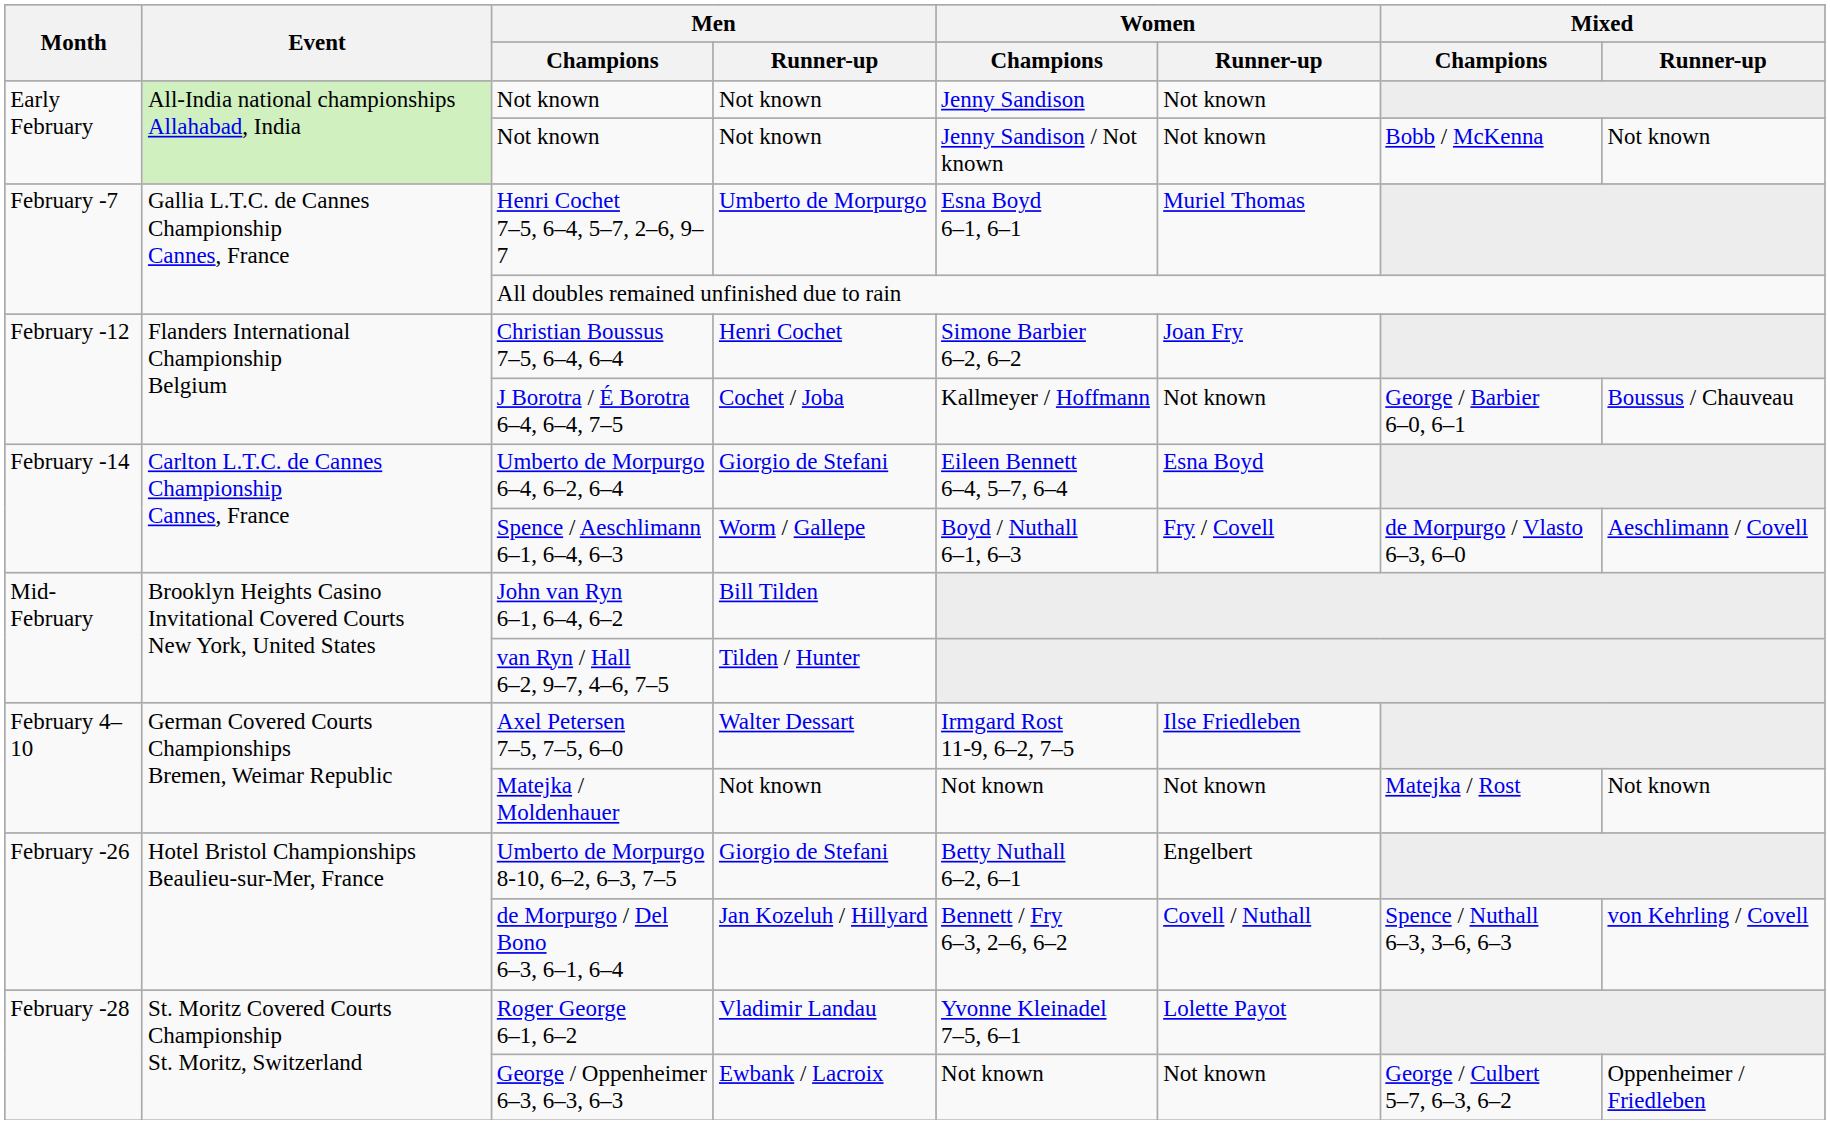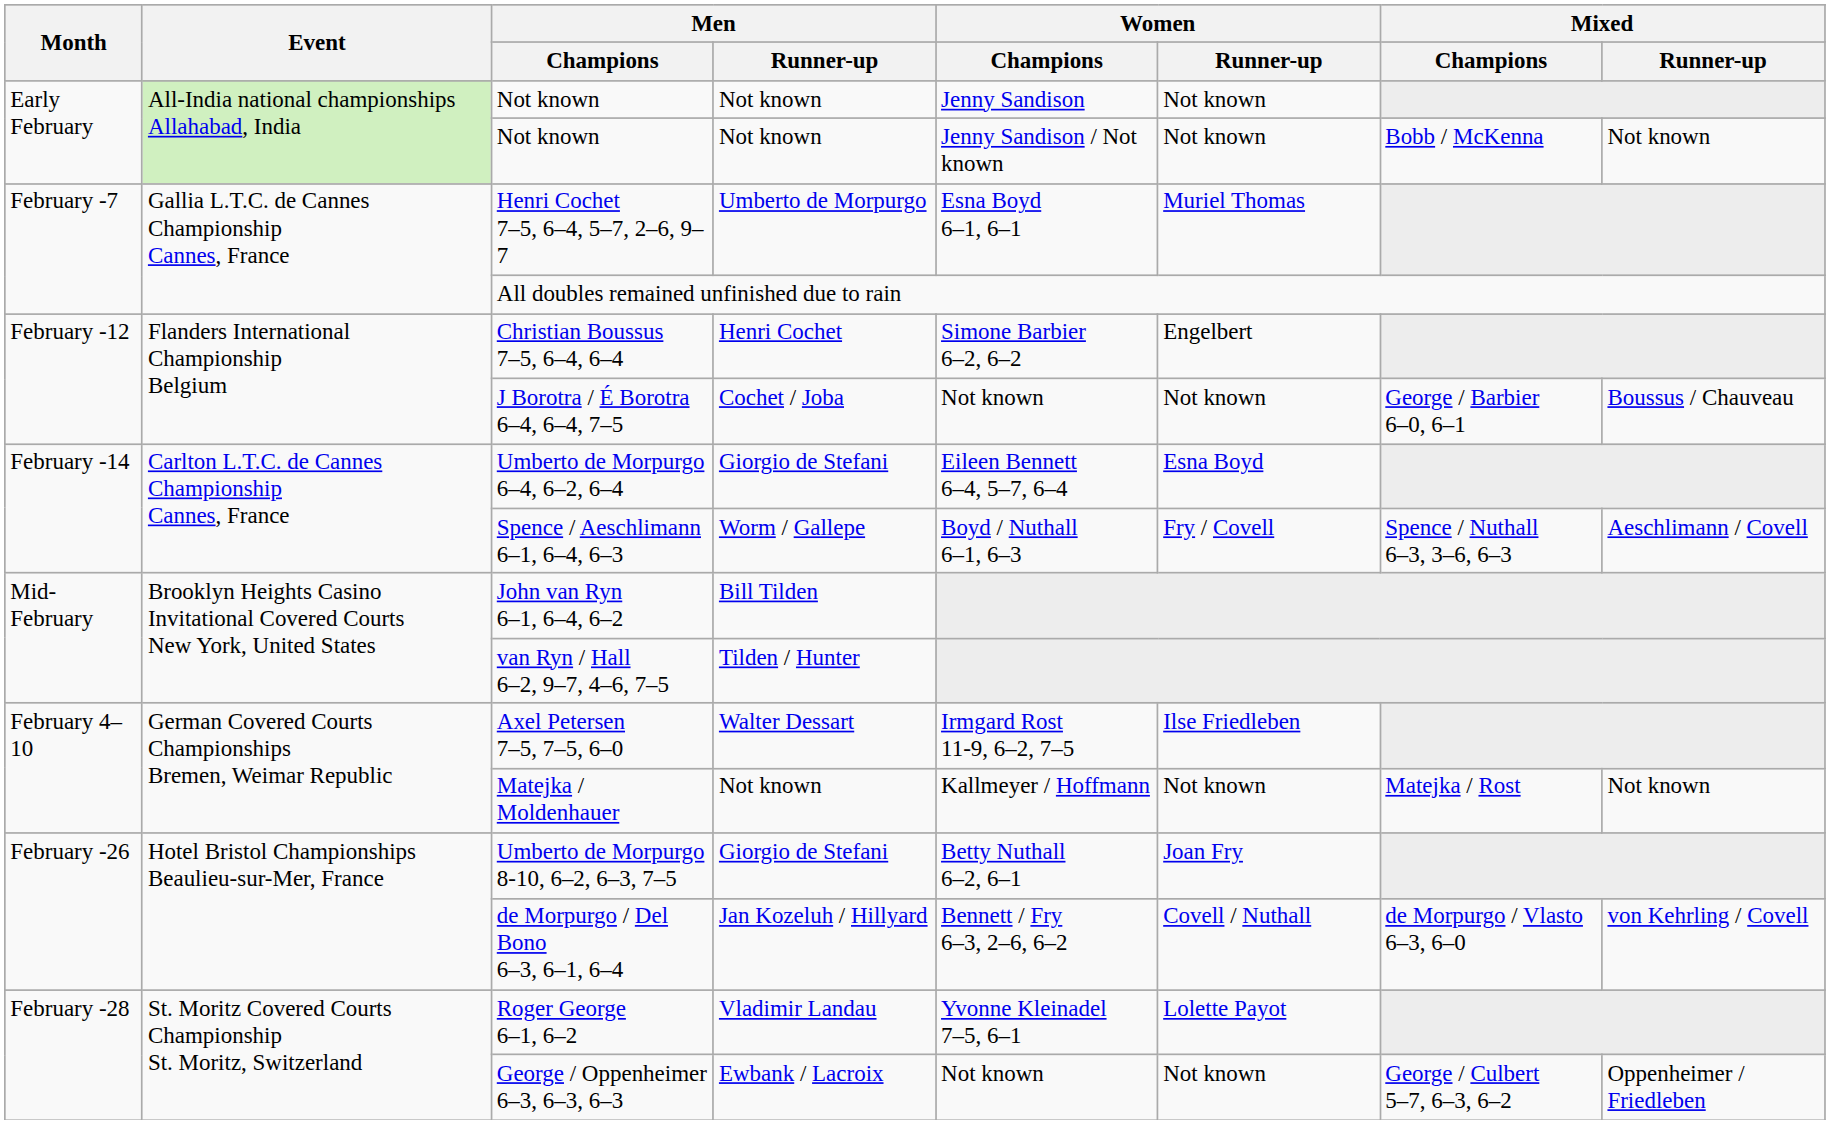(1203, 331) Joan Fry -> (1208, 331) Engelbert
(1045, 396) Kallmeyer / Hoffmann -> (992, 396) Not known
(1484, 540) de Morpurgo / Vlasto 6–3, 6–0 -> (1462, 540) Spence / Nuthall 6–3, 3–6, 6–3
(992, 786) Not known -> (1045, 786) Kallmeyer / Hoffmann
(1208, 851) Engelbert -> (1203, 851) Joan Fry
(1462, 929) Spence / Nuthall 6–3, 3–6, 6–3 -> (1484, 929) de Morpurgo / Vlasto 6–3, 6–0
